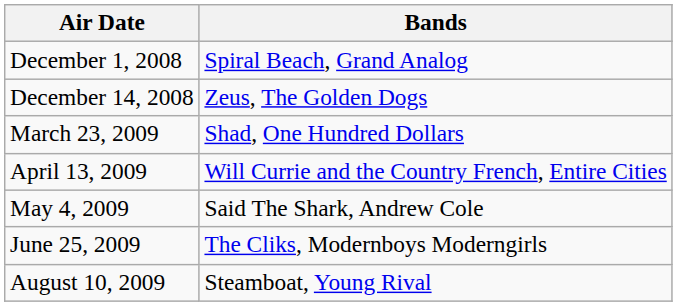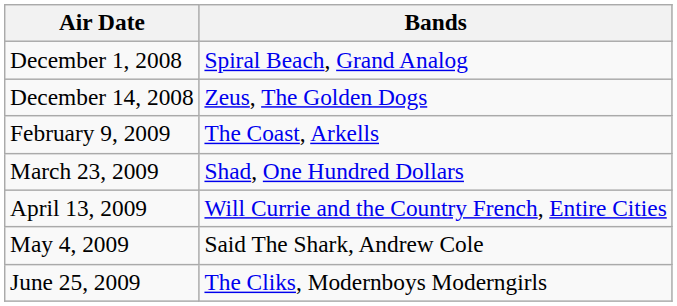+ row: (90, 134)
- row: (88, 282)
